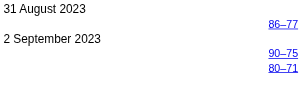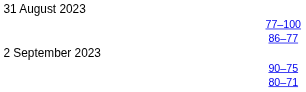+ row: (119, 24)
